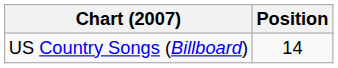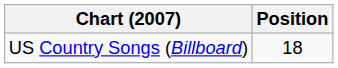(292, 47) 14 -> (292, 47) 18
